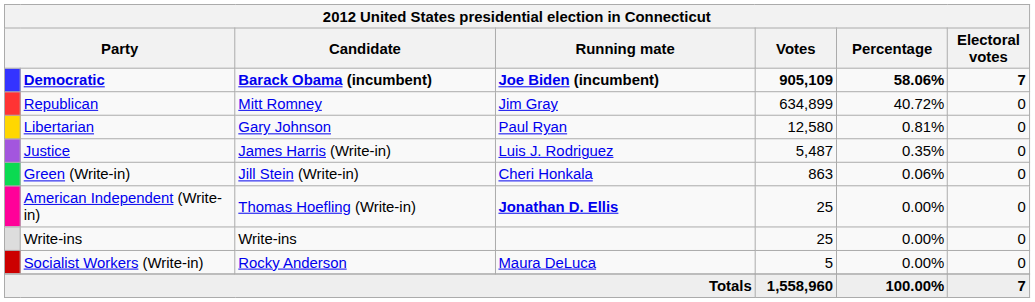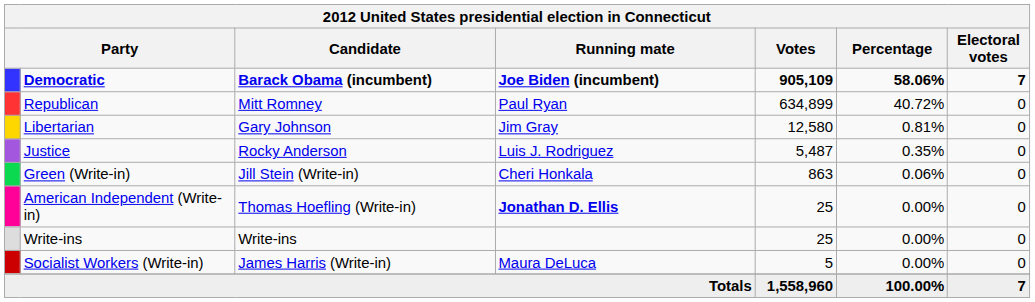(528, 104) Jim Gray -> (533, 104) Paul Ryan
(533, 127) Paul Ryan -> (528, 127) Jim Gray
(315, 151) James Harris (Write-in) -> (293, 151) Rocky Anderson
(293, 262) Rocky Anderson -> (315, 262) James Harris (Write-in)
